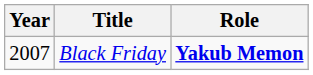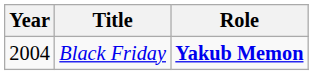(30, 52) 2007 -> (30, 52) 2004
